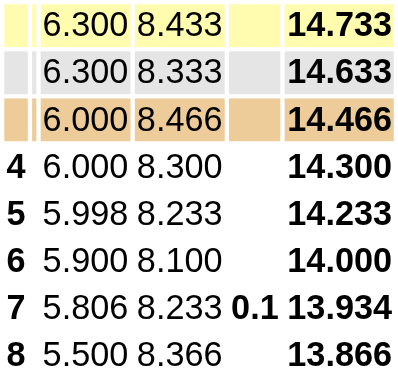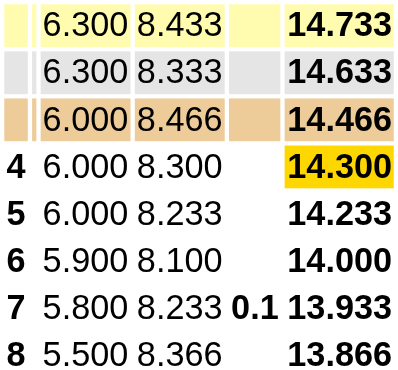(340, 166) no background -> (340, 166) gold background
(85, 213) 5.998 -> (85, 213) 6.000
(85, 307) 5.806 -> (85, 307) 5.800
(340, 307) 13.934 -> (340, 307) 13.933
